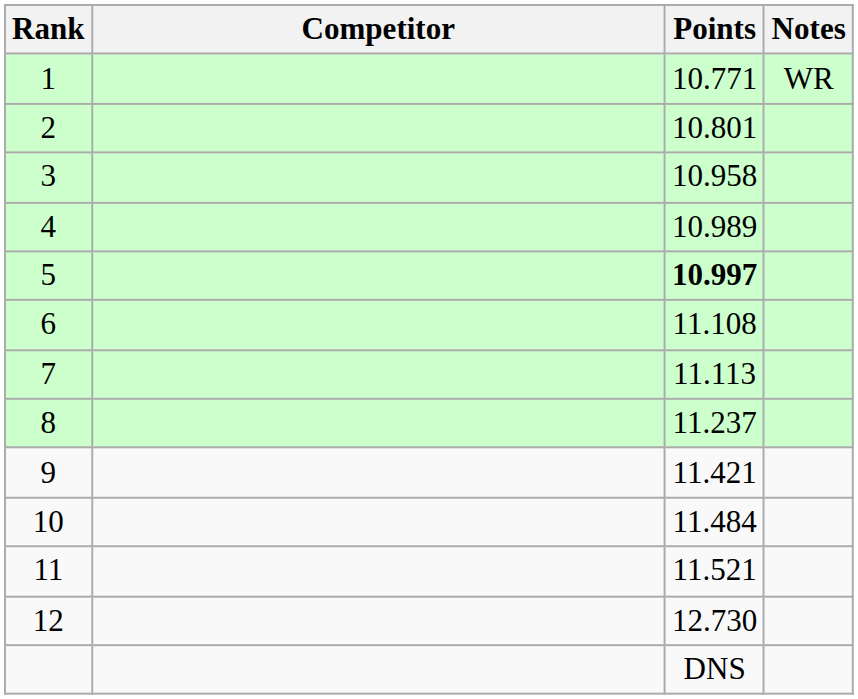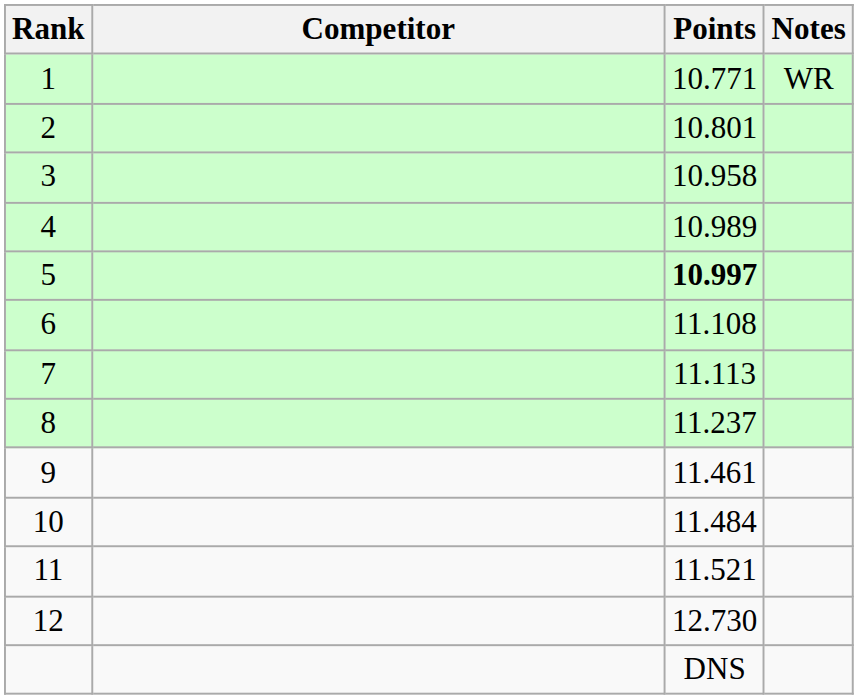(715, 472) 11.421 -> (715, 472) 11.461
